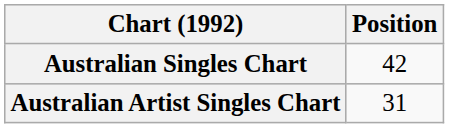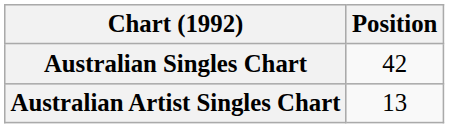(395, 102) 31 -> (395, 102) 13
